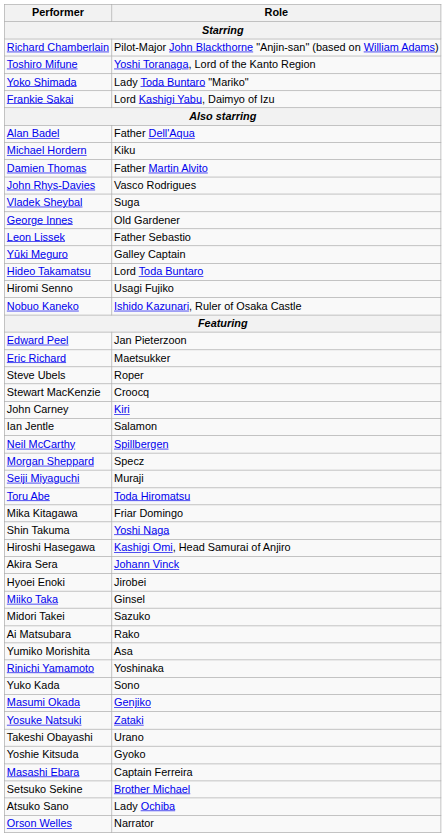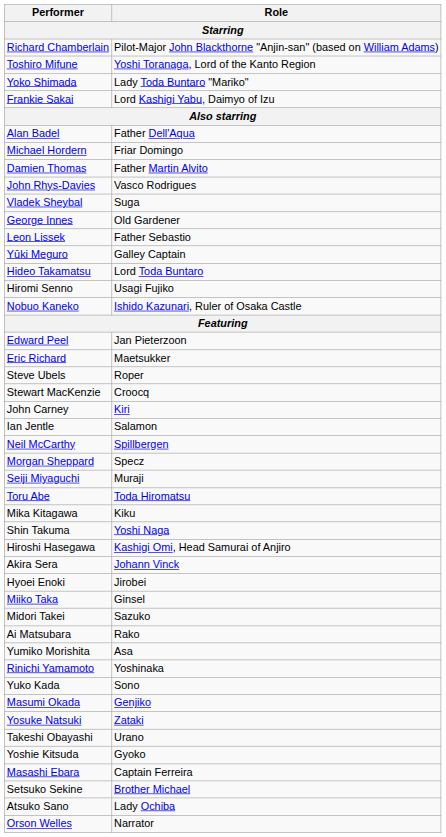(125, 151) Kiku -> (149, 151) Friar Domingo
(149, 513) Friar Domingo -> (125, 513) Kiku
